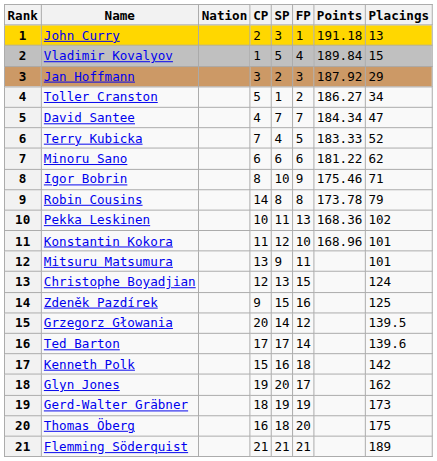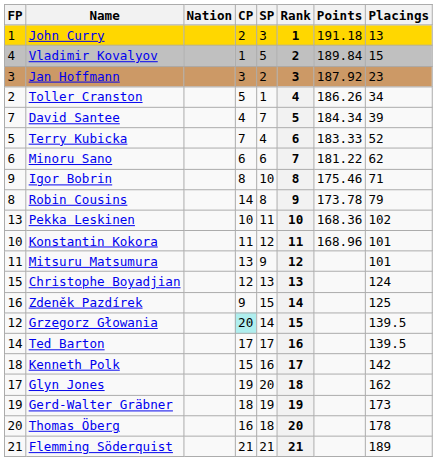columns swapped: (23, 15) <-> (303, 15)
(376, 76) 29 -> (376, 76) 23
(340, 97) 186.27 -> (340, 97) 186.26
(376, 118) 47 -> (376, 118) 39
(261, 323) no background -> (246, 323) paleturquoise background
(387, 344) 139.6 -> (387, 344) 139.5
(380, 426) 175 -> (380, 426) 178
